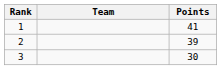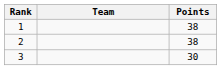(193, 27) 41 -> (193, 27) 38
(193, 42) 39 -> (193, 42) 38
